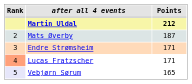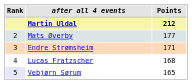(169, 36) 187 -> (169, 36) 177
(15, 60) lightsalmon background -> (15, 60) no background
(169, 60) 171 -> (169, 60) 168
